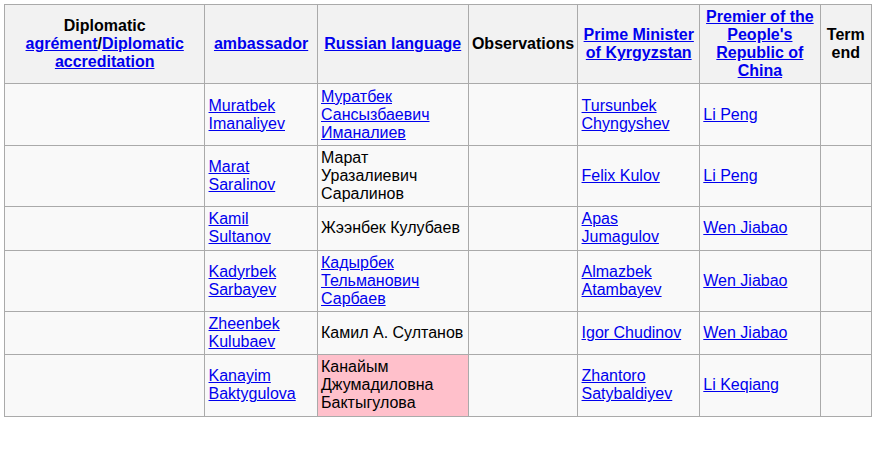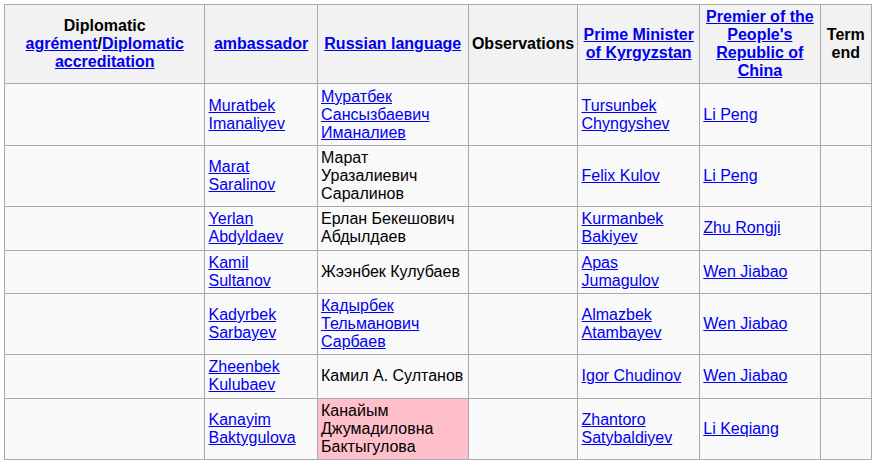+ row: (246, 228)
